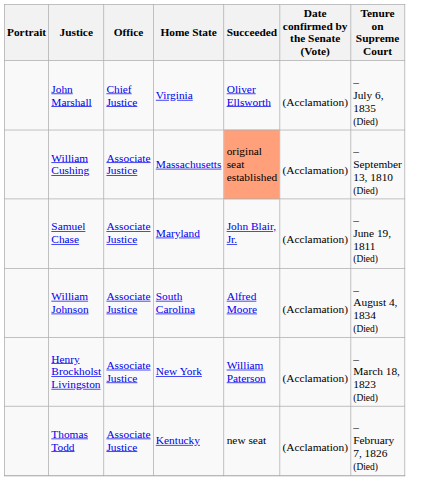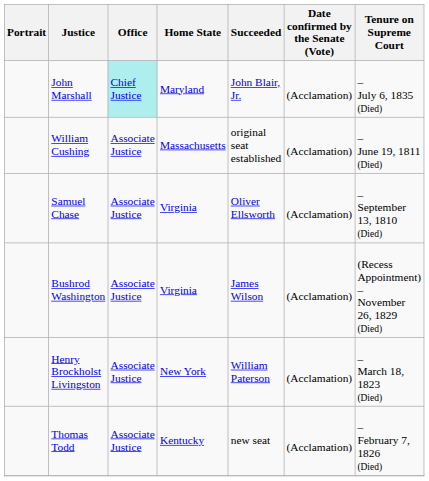(122, 95) no background -> (126, 89) paleturquoise background
(174, 95) Virginia -> (182, 89) Maryland
(249, 95) Oliver Ellsworth -> (256, 89) John Blair, Jr.
(252, 164) lightsalmon background -> (256, 145) no background
(378, 170) – September 13, 1810 (Died) -> (389, 151) – June 19, 1811 (Died)
(178, 233) Maryland -> (178, 208) Virginia
(251, 233) John Blair, Jr. -> (253, 208) Oliver Ellsworth
(372, 240) – June 19, 1811 (Died) -> (382, 214) – September 13, 1810 (Died)
+ row: (78, 290)
- row: (70, 302)
